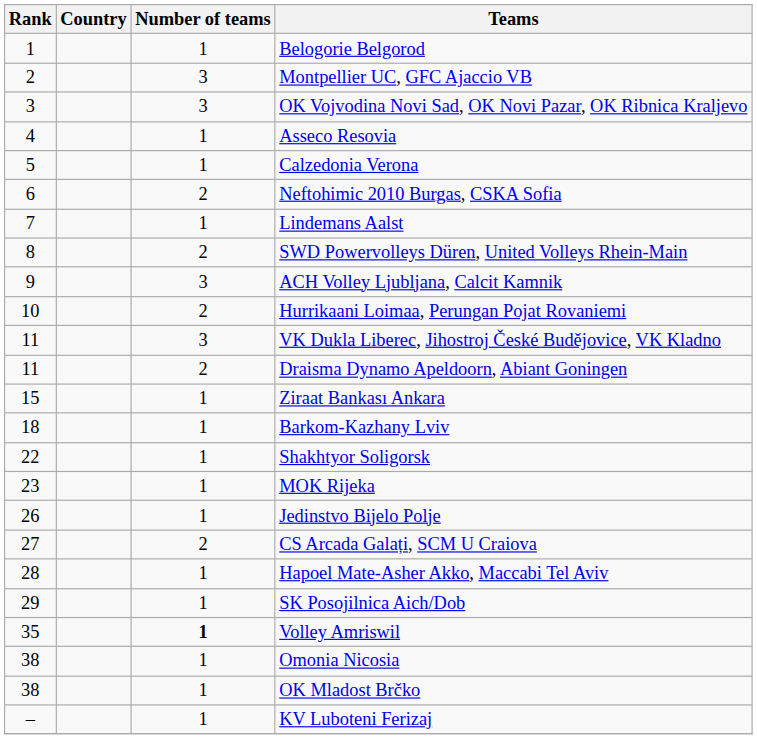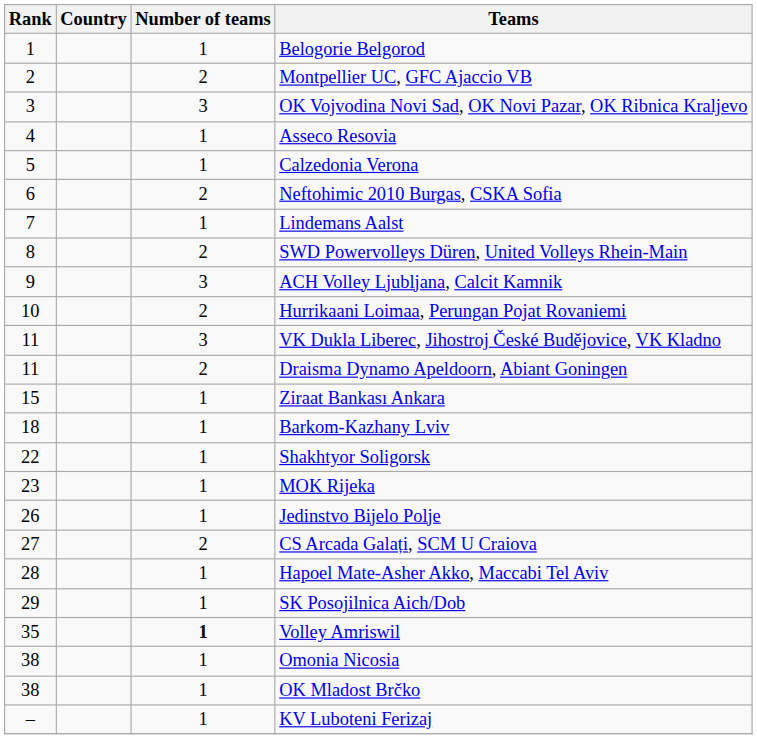(203, 77) 3 -> (203, 77) 2
